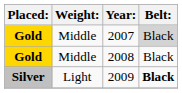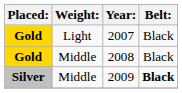(77, 35) Middle -> (77, 35) Light
(158, 35) lightgrey background -> (158, 35) no background
(77, 77) Light -> (77, 77) Middle
